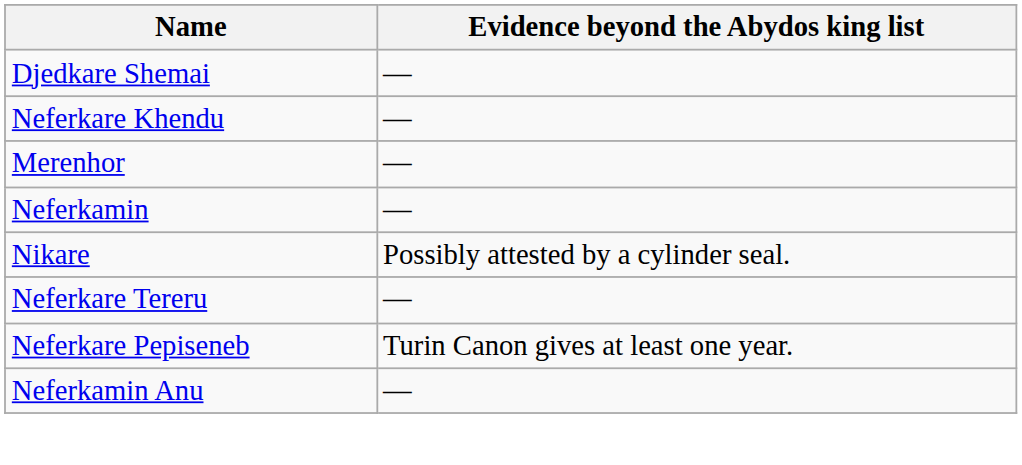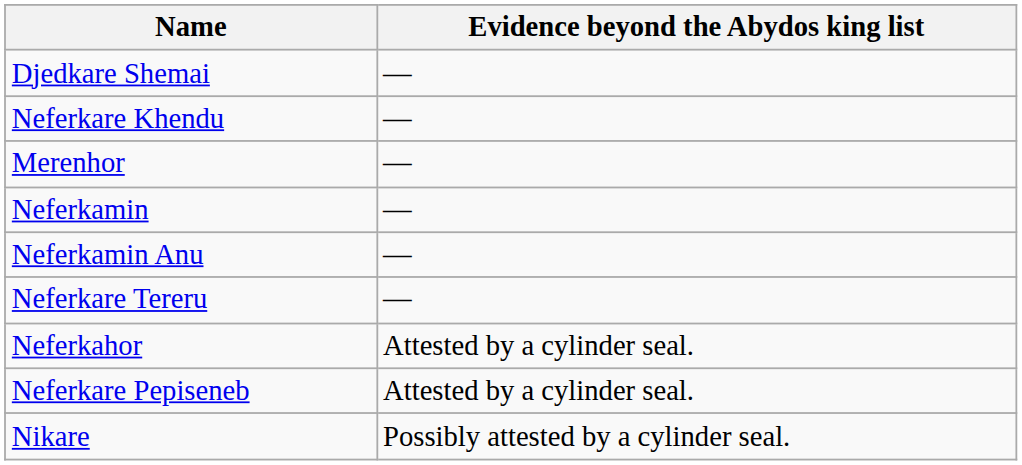rows swapped: (51, 254) <-> (108, 390)
+ row: (77, 345)
(588, 345) Turin Canon gives at least one year. -> (539, 390) Attested by a cylinder seal.
